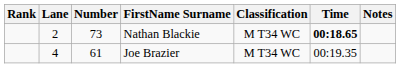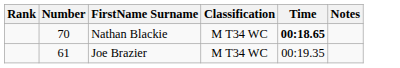- column: (55, 14)
(96, 33) 73 -> (64, 33) 70
